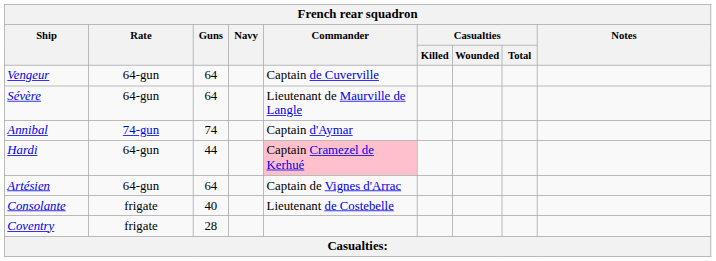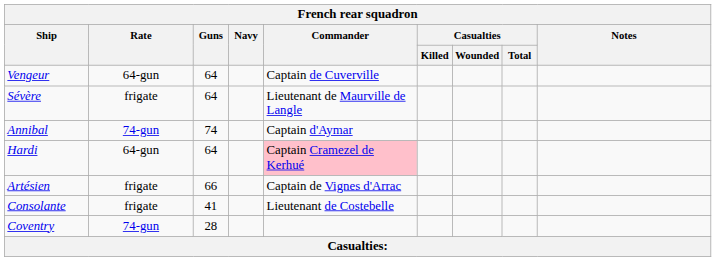(141, 95) 64-gun -> (141, 95) frigate
(211, 150) 44 -> (211, 150) 64
(141, 185) 64-gun -> (141, 185) frigate
(211, 185) 64 -> (211, 185) 66
(211, 205) 40 -> (211, 205) 41
(141, 226) frigate -> (141, 226) 74-gun
